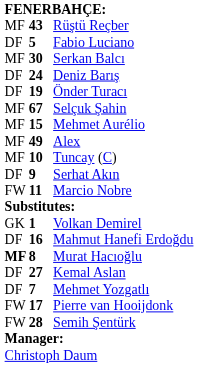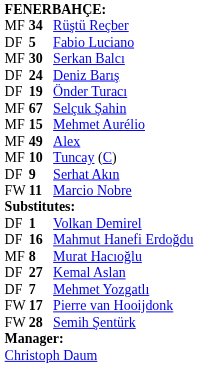(36, 25) 43 -> (36, 25) 34
(15, 223) GK -> (14, 223) DF
(15, 256) bold -> (15, 256) normal
